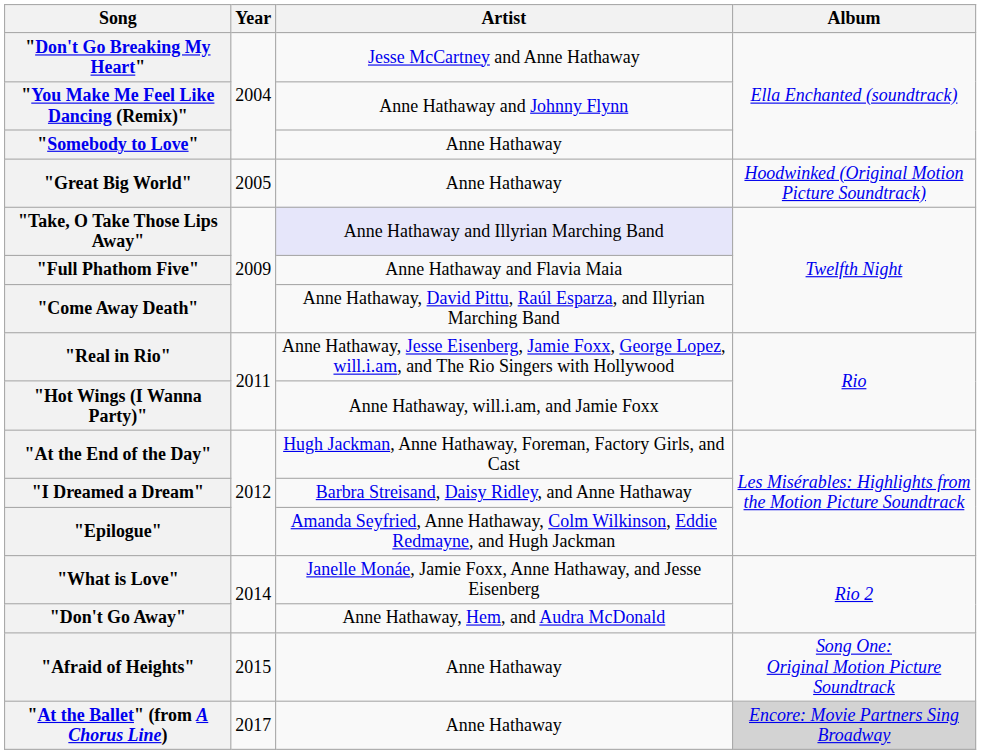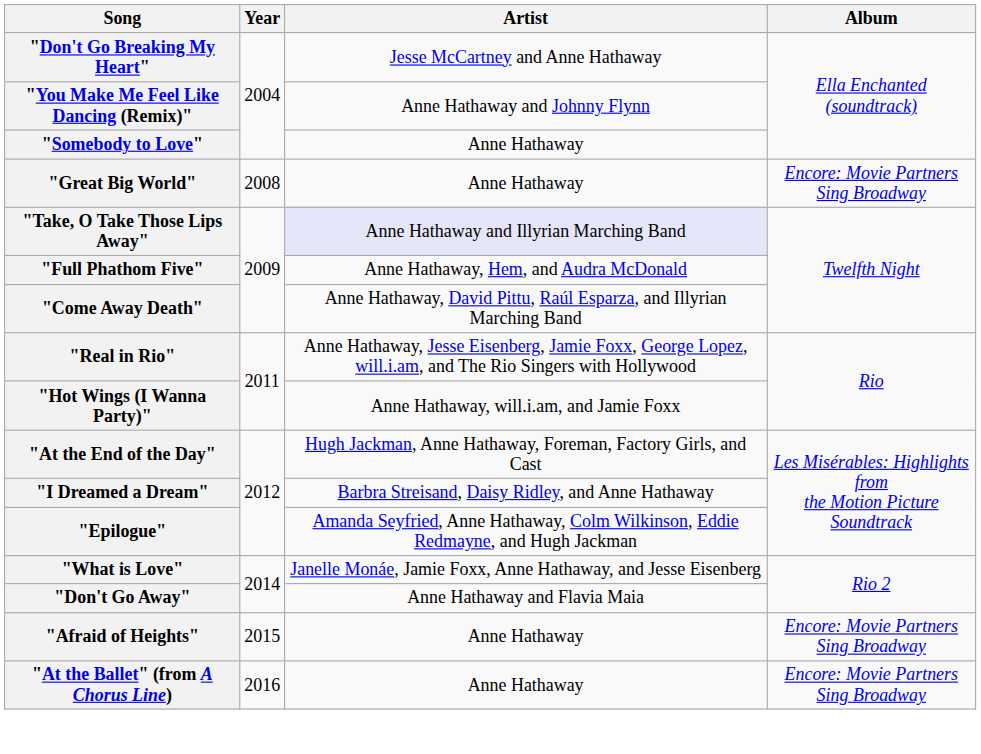(253, 182) 2005 -> (262, 182) 2008
(854, 182) Hoodwinked (Original Motion Picture Soundtrack) -> (871, 182) Encore: Movie Partners Sing Broadway
(504, 269) Anne Hathaway and Flavia Maia -> (526, 269) Anne Hathaway, Hem, and Audra McDonald
(504, 618) Anne Hathaway, Hem, and Audra McDonald -> (526, 598) Anne Hathaway and Flavia Maia
(854, 666) Song One: Original Motion Picture Soundtrack -> (871, 636) Encore: Movie Partners Sing Broadway
(253, 725) 2017 -> (262, 685) 2016
(854, 725) lightgrey background -> (871, 685) no background
